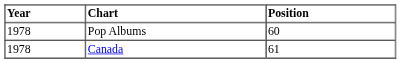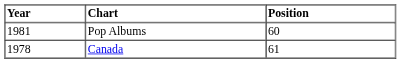(19, 31) 1978 -> (19, 31) 1981
